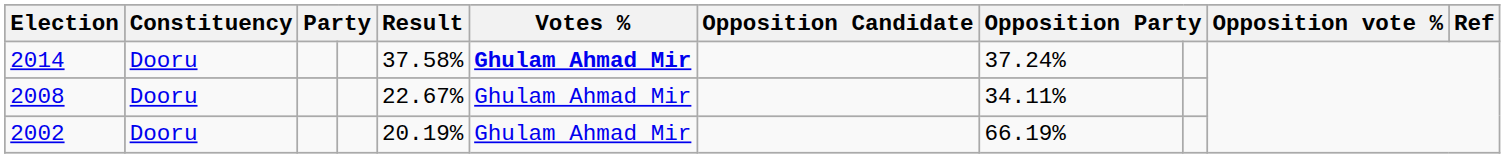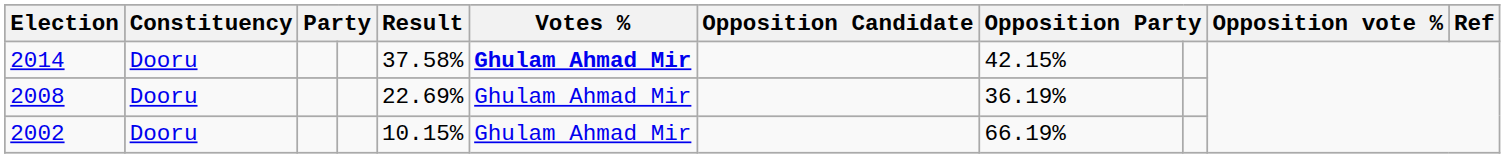(1025, 60) 37.24% -> (1025, 60) 42.15%
(423, 97) 22.67% -> (423, 97) 22.69%
(1025, 97) 34.11% -> (1025, 97) 36.19%
(423, 134) 20.19% -> (423, 134) 10.15%
